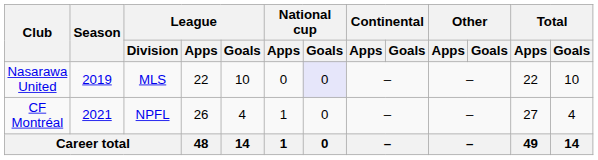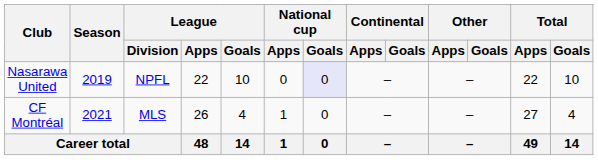(153, 79) MLS -> (153, 79) NPFL
(153, 115) NPFL -> (153, 115) MLS
